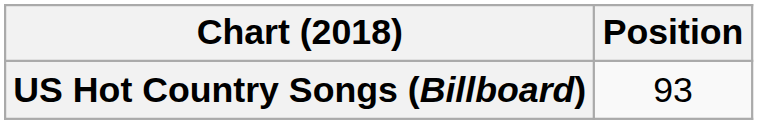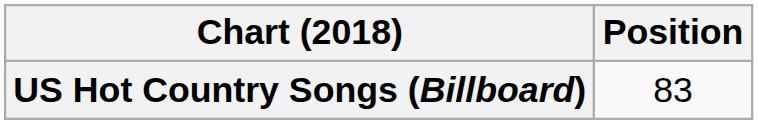(673, 89) 93 -> (673, 89) 83
